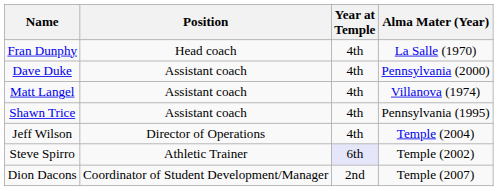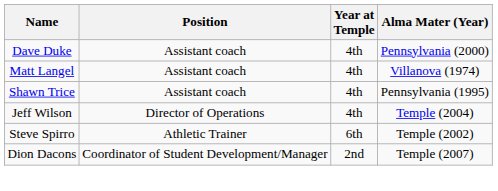- row: (42, 50)
(355, 154) lavender background -> (354, 133) no background
